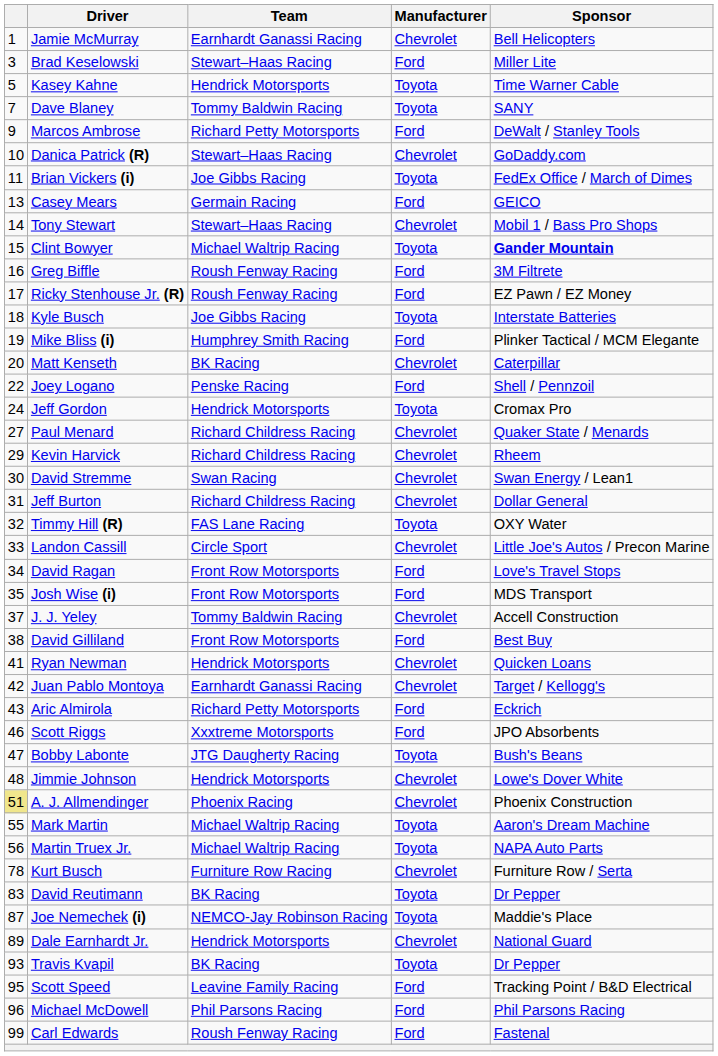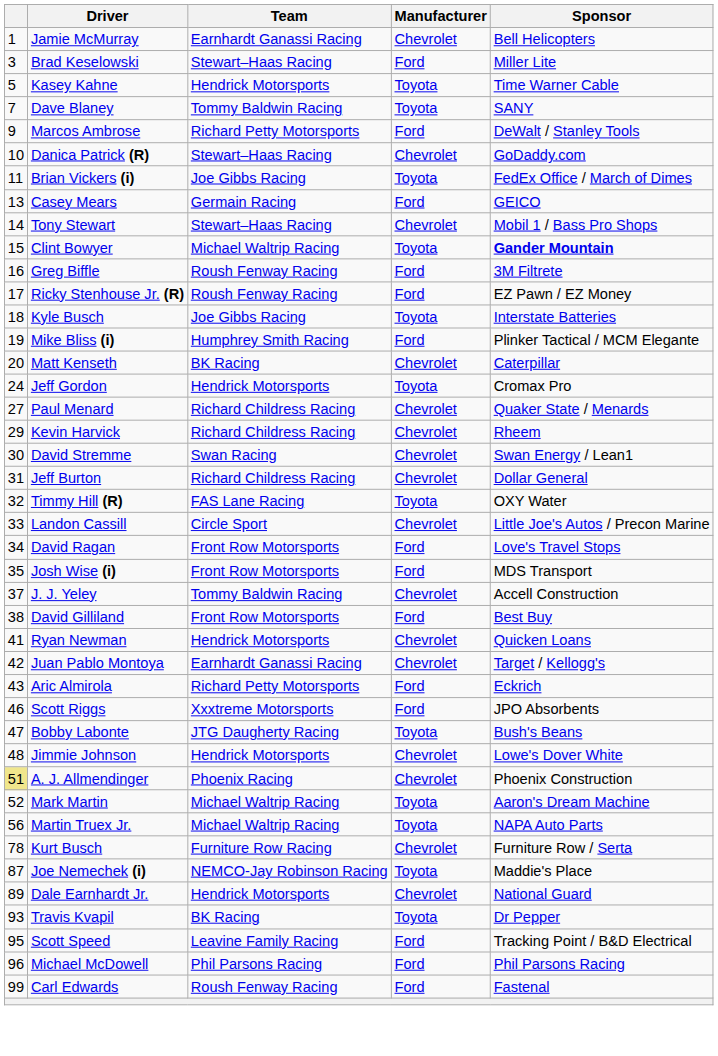- row: (73, 386)
(16, 825) 55 -> (16, 802) 52
- row: (87, 894)
